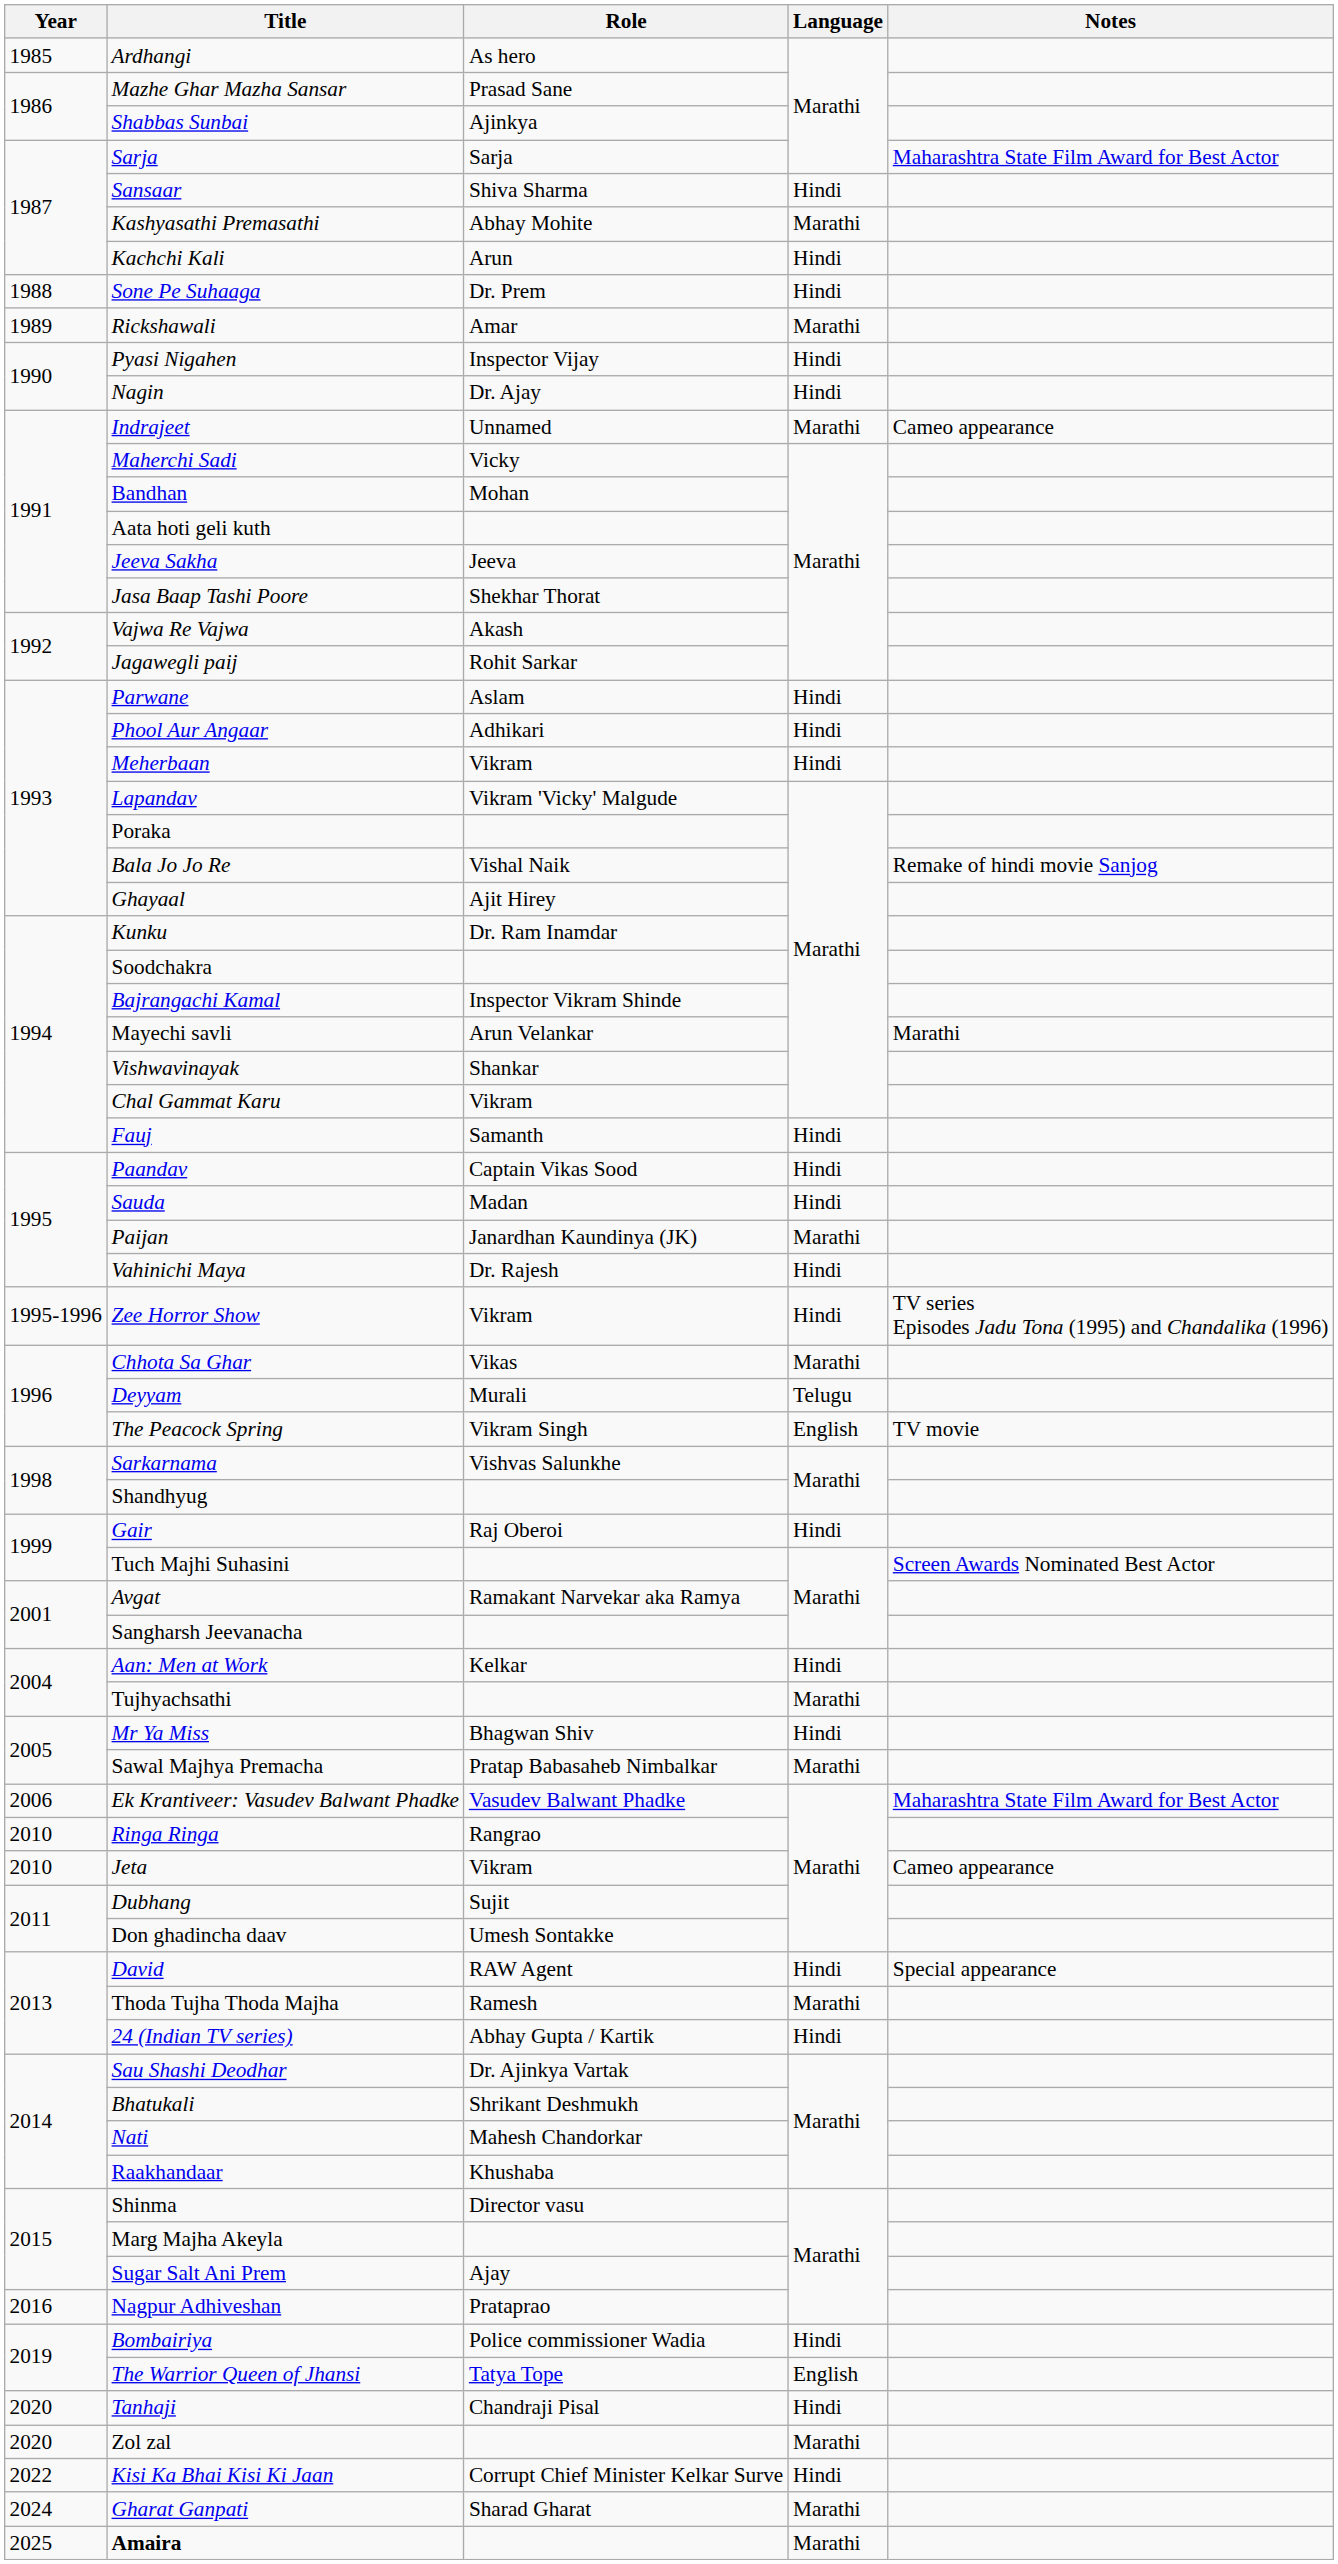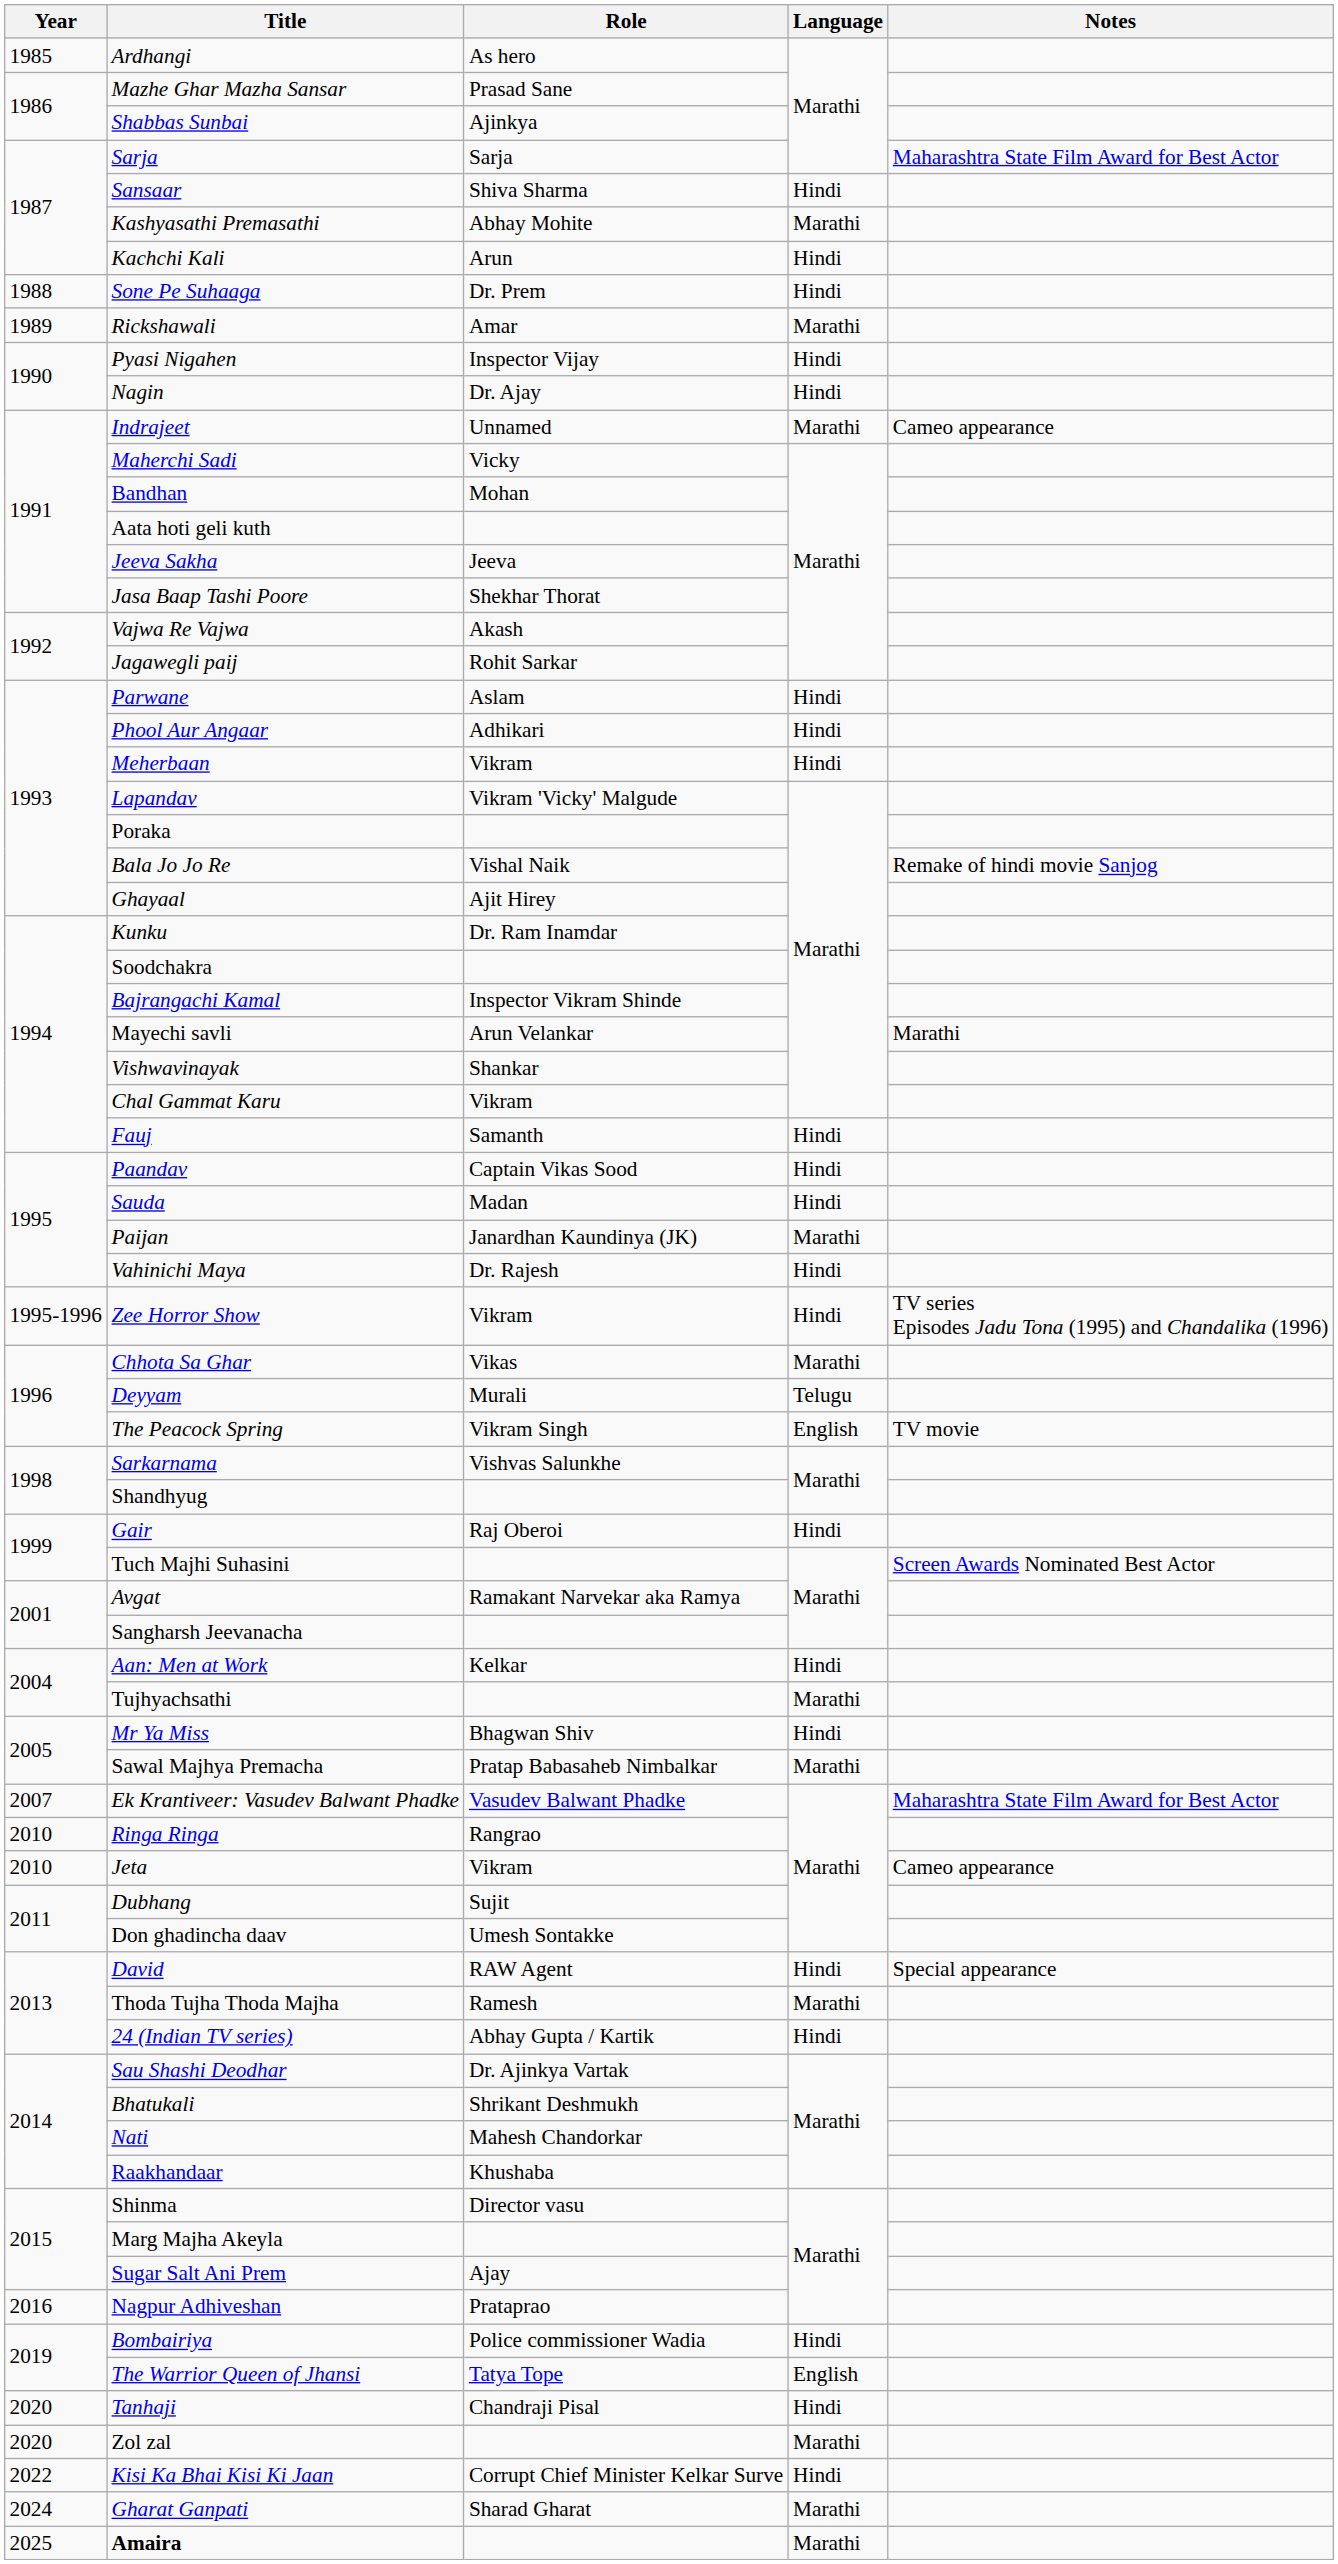(31, 1800) 2006 -> (31, 1800) 2007
